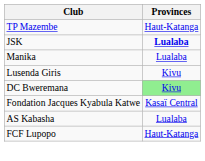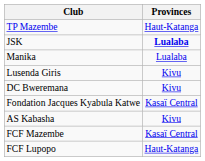(171, 88) lightgreen background -> (171, 88) no background
(171, 118) Lualaba -> (171, 118) Kivu
+ row: (35, 133)
